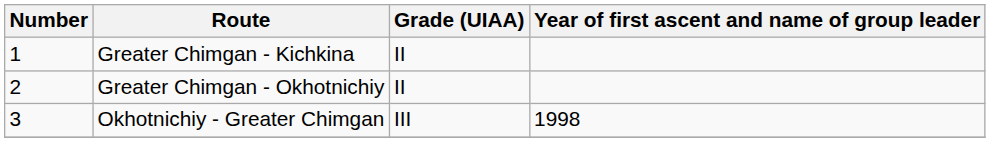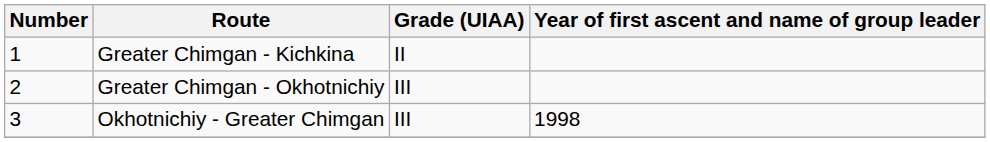(400, 86) II -> (403, 86) III
